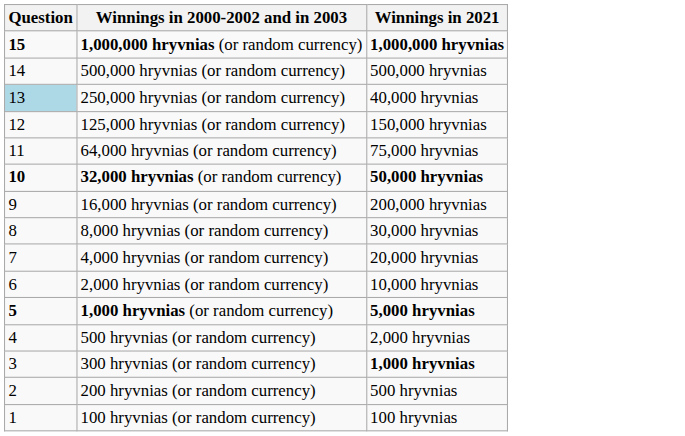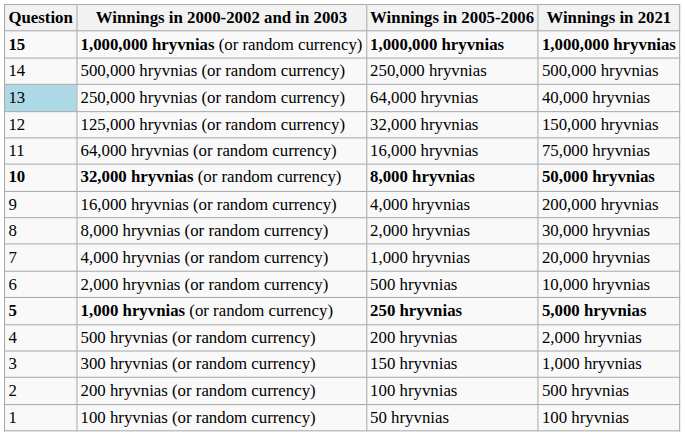+ column: (452, 17)
(422, 364) bold -> (592, 364) normal
